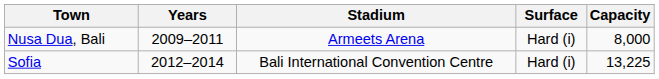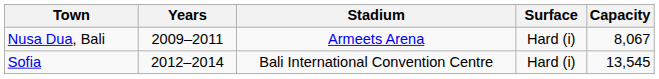(632, 39) 8,000 -> (632, 39) 8,067
(628, 62) 13,225 -> (628, 62) 13,545
